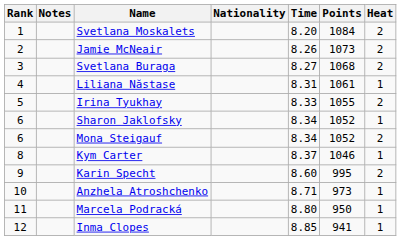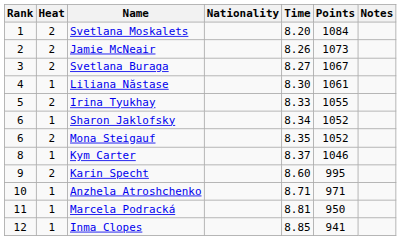columns swapped: (380, 13) <-> (55, 13)
(342, 67) 1068 -> (335, 67) 1067
(304, 85) 8.31 -> (297, 85) 8.30
(304, 138) 8.34 -> (297, 138) 8.35
(342, 191) 973 -> (335, 191) 971
(304, 209) 8.80 -> (297, 209) 8.81
